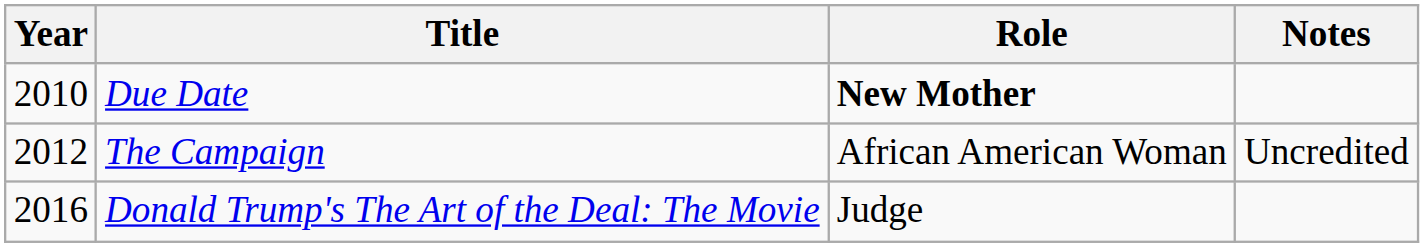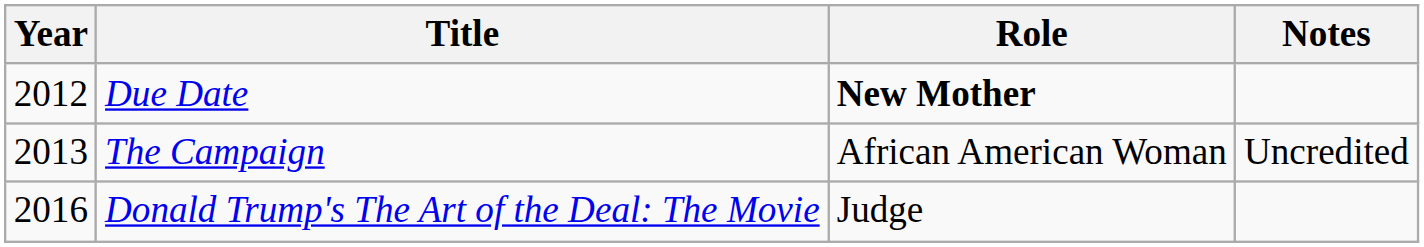(51, 92) 2010 -> (51, 92) 2012
(51, 151) 2012 -> (51, 151) 2013
